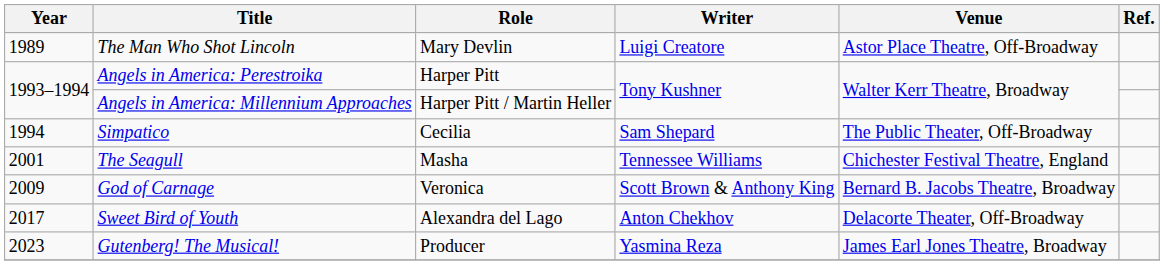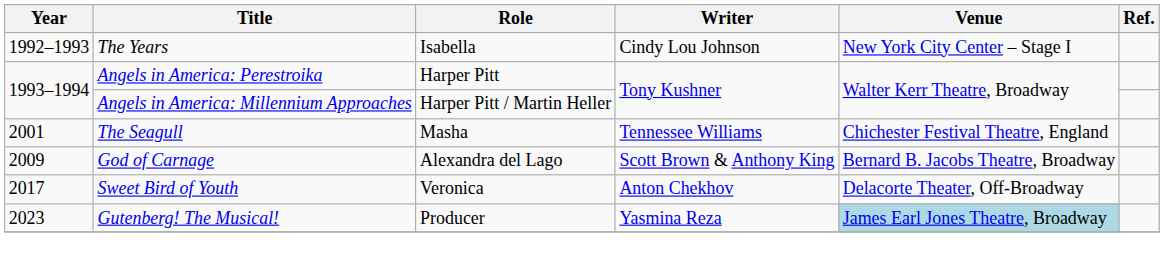- row: (196, 47)
+ row: (133, 47)
- row: (133, 132)
(452, 189) Veronica -> (491, 160) Alexandra del Lago
(491, 217) Alexandra del Lago -> (452, 189) Veronica
(975, 246) no background -> (975, 217) lightblue background
